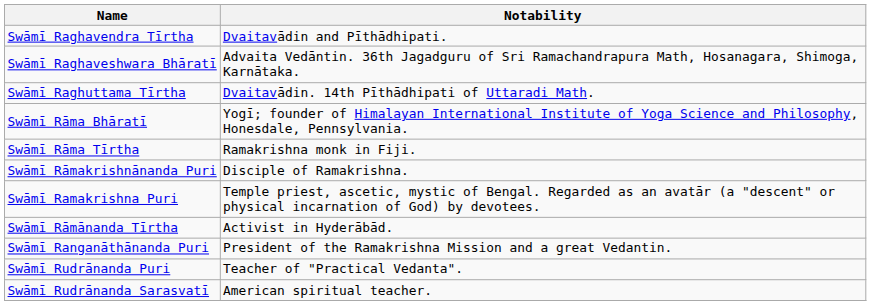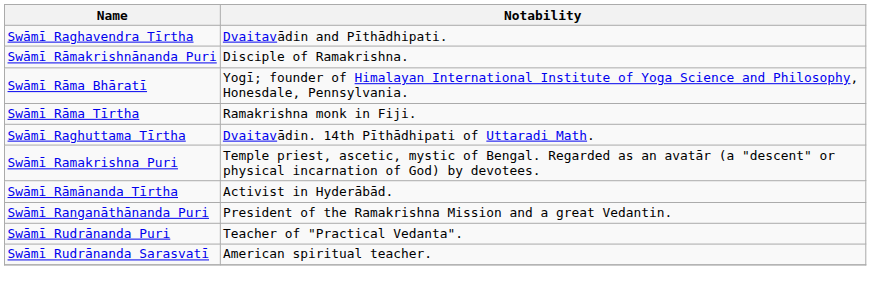- row: (112, 64)
rows swapped: (97, 93) <-> (112, 171)
